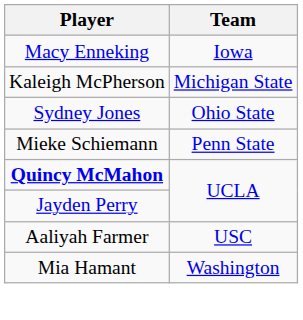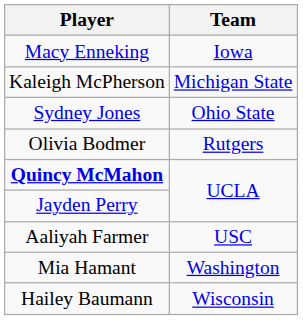- row: (87, 143)
+ row: (87, 143)
+ row: (87, 298)
